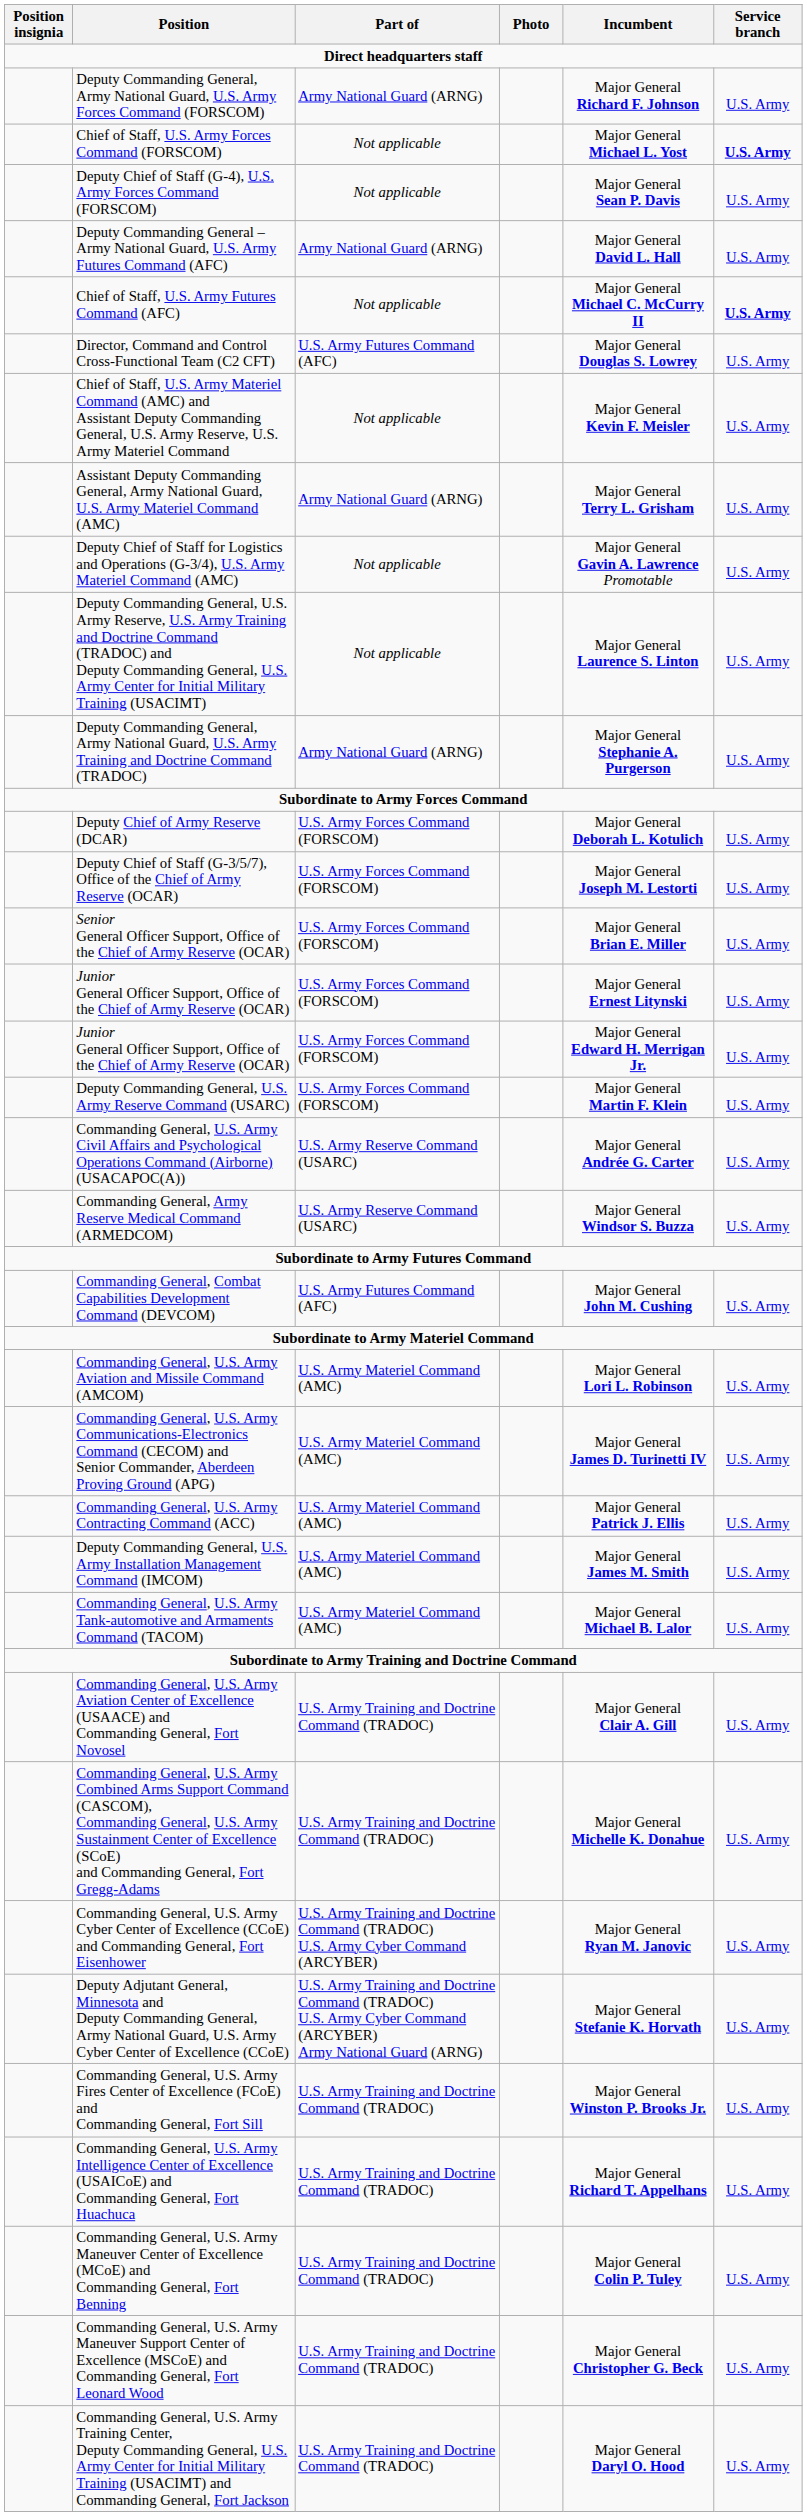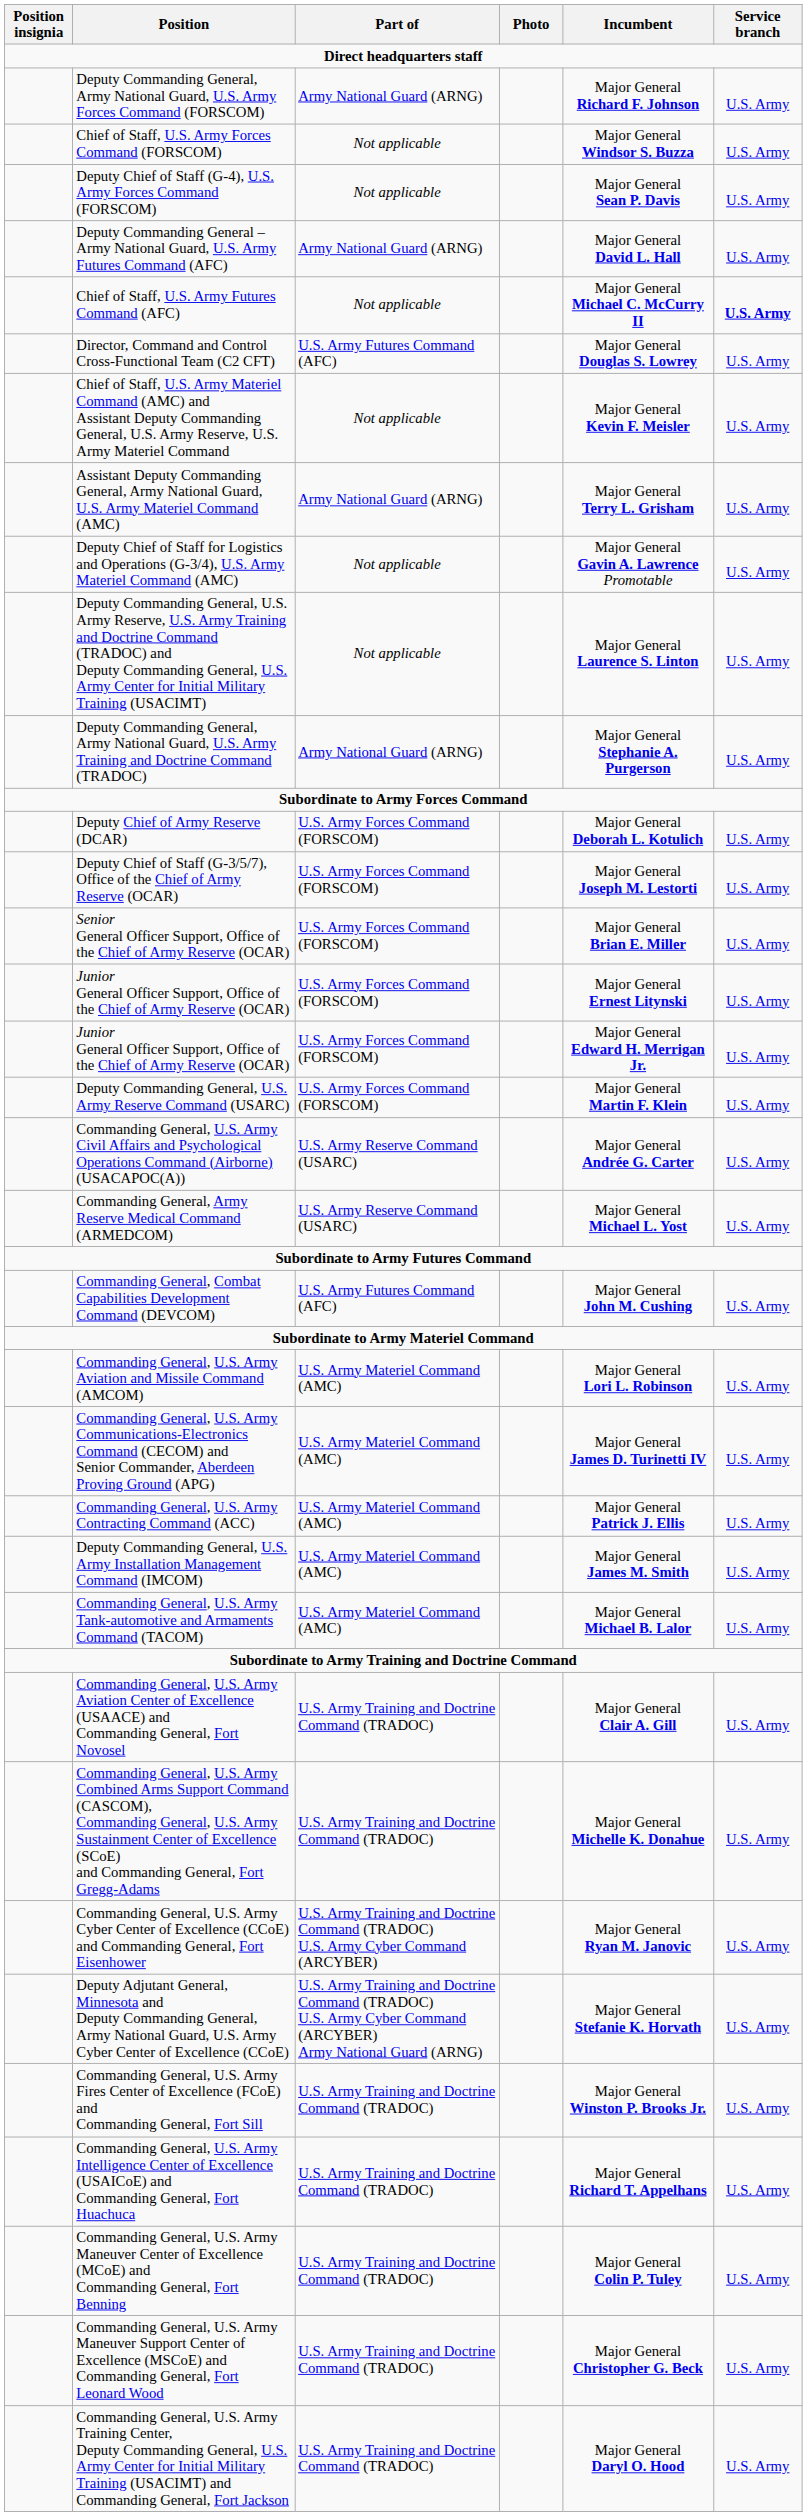(638, 144) Major General Michael L. Yost -> (638, 144) Major General Windsor S. Buzza
(758, 152) bold -> (758, 152) normal
(638, 1218) Major General Windsor S. Buzza -> (638, 1218) Major General Michael L. Yost
